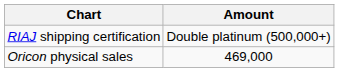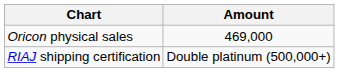rows swapped: (70, 57) <-> (84, 36)
